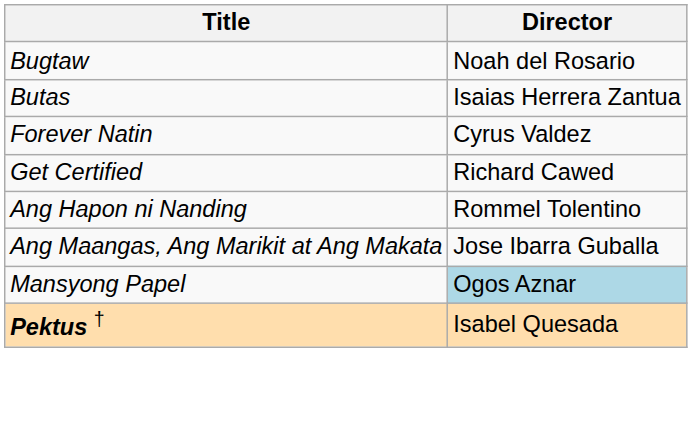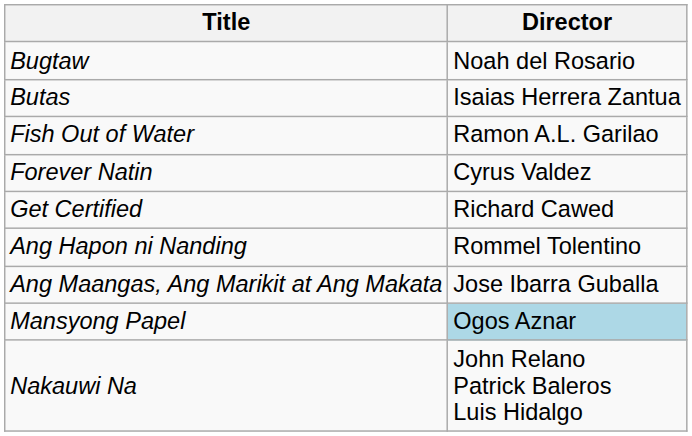+ row: (102, 135)
+ row: (74, 385)
- row: (57, 324)
